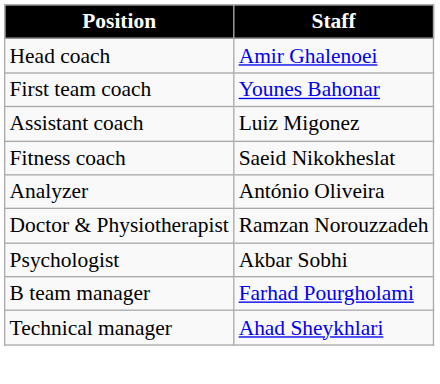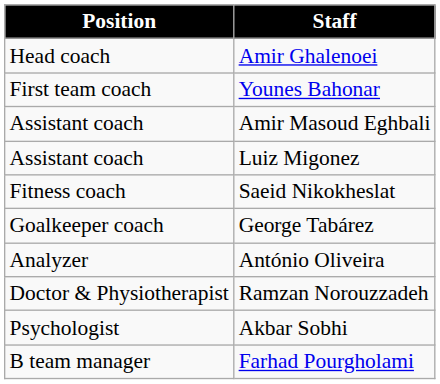+ row: (335, 123)
+ row: (306, 225)
- row: (311, 327)
